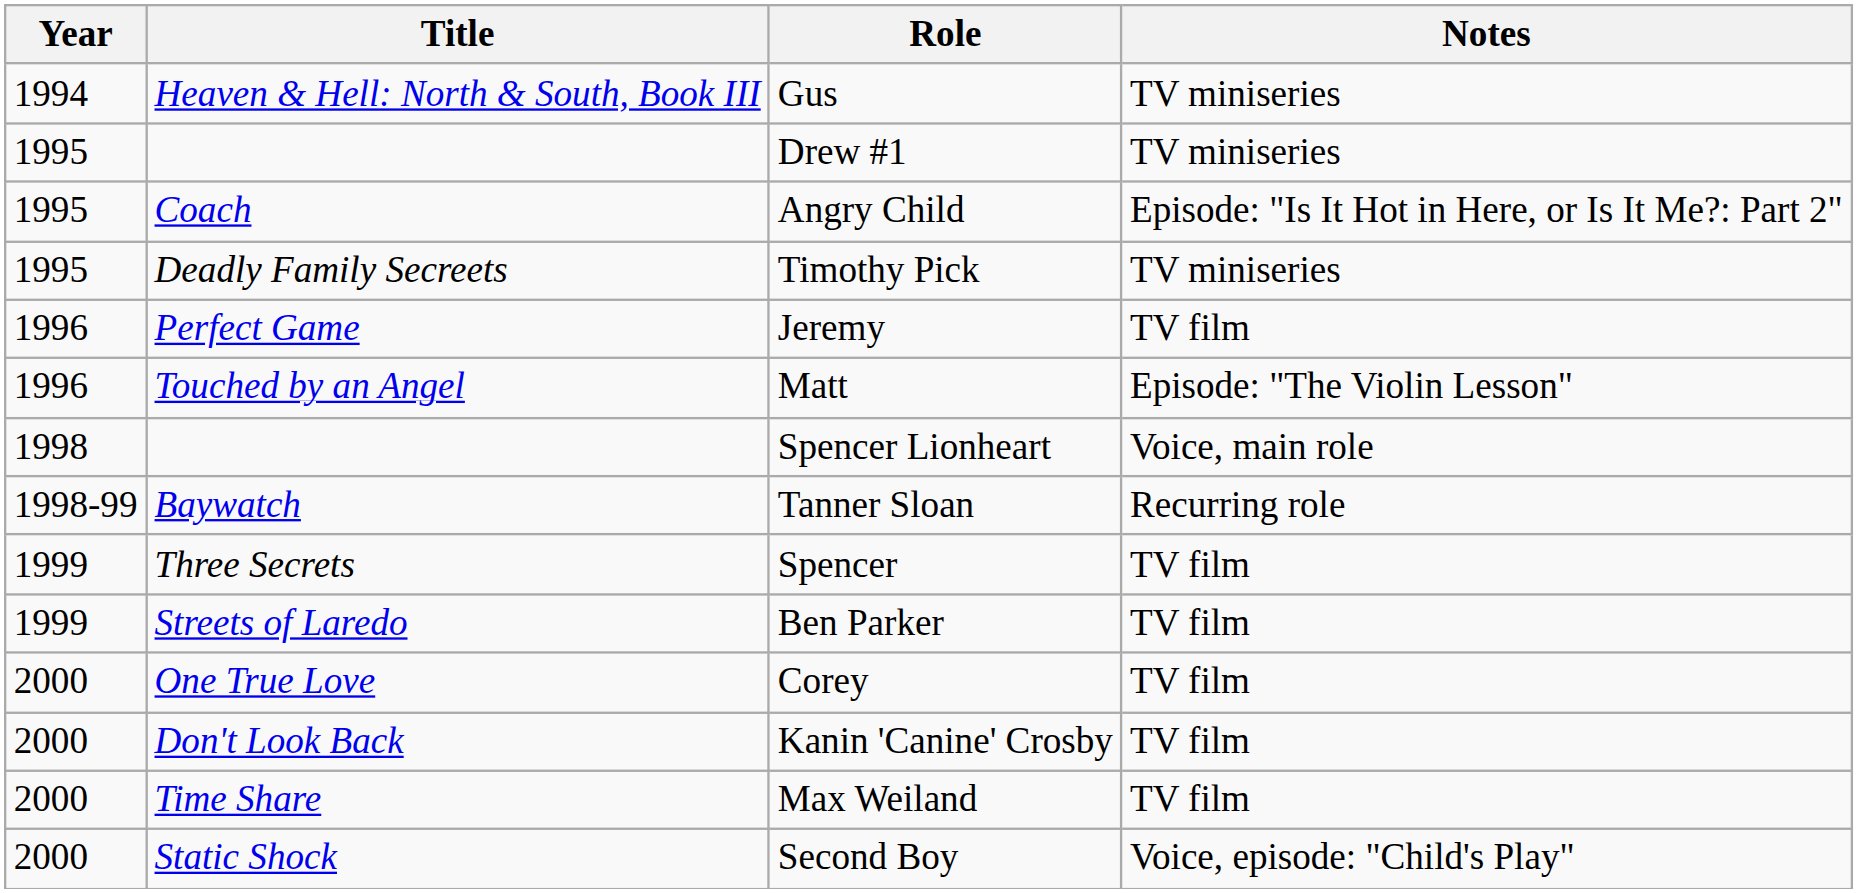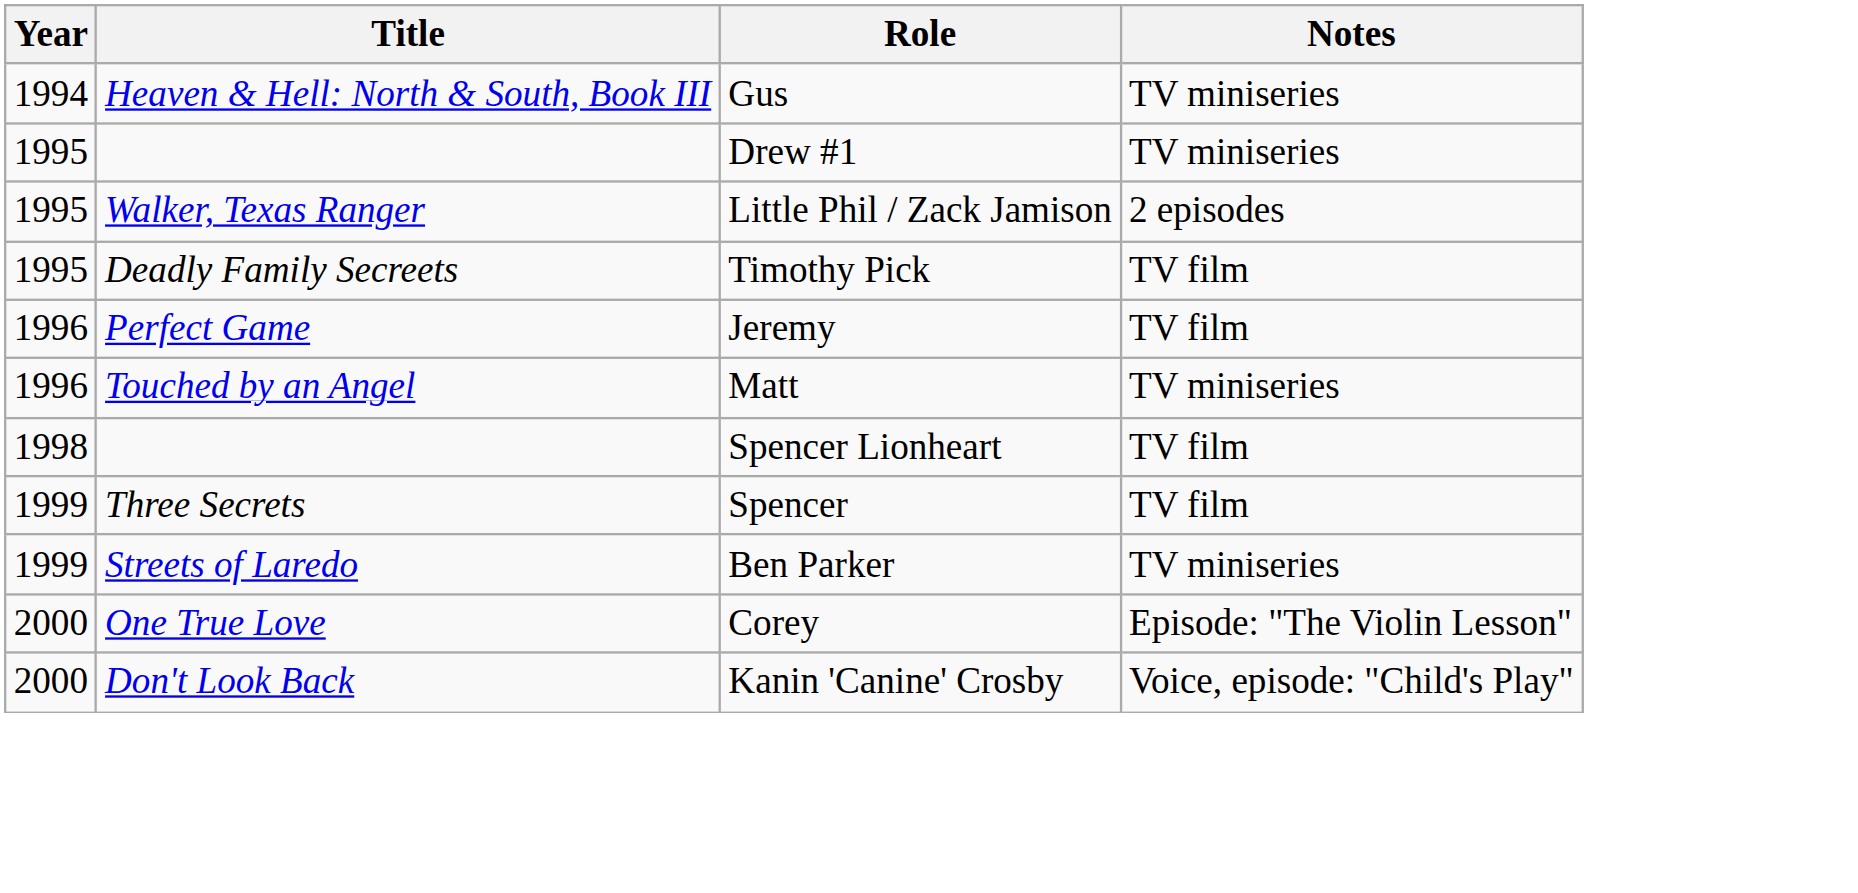- row: (871, 210)
+ row: (920, 210)
(1235, 269) TV miniseries -> (1189, 269) TV film
(1351, 387) Episode: "The Violin Lesson" -> (1234, 387) TV miniseries
(1252, 446) Voice, main role -> (1189, 446) TV film
- row: (876, 504)
(1190, 622) TV film -> (1234, 563) TV miniseries
(1190, 681) TV film -> (1350, 622) Episode: "The Violin Lesson"
(1190, 740) TV film -> (1351, 681) Voice, episode: "Child's Play"
- row: (878, 799)
- row: (868, 858)
